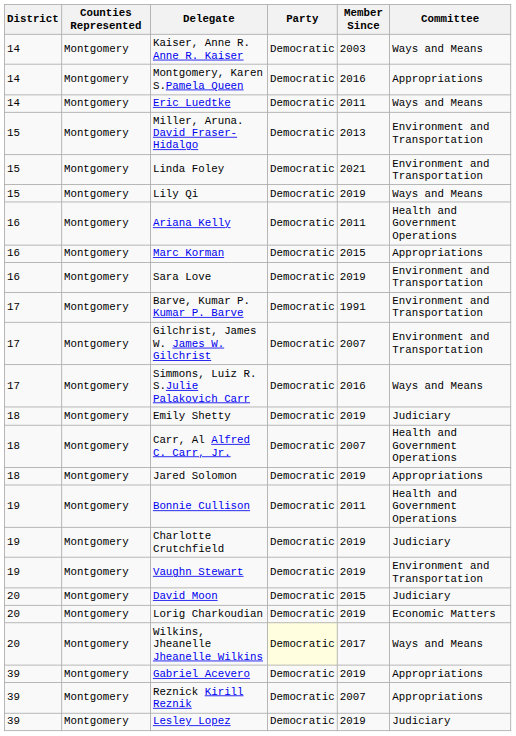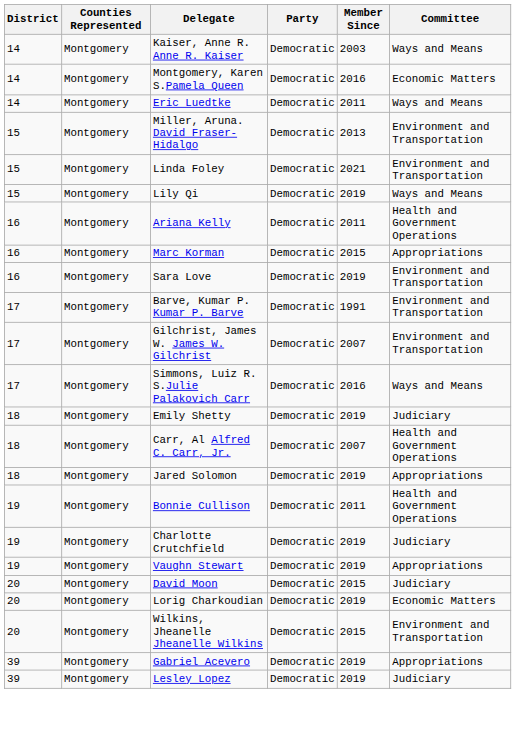(438, 80) Appropriations -> (444, 80) Economic Matters
(441, 573) Environment and Transportation -> (438, 566) Appropriations
(302, 644) lightyellow background -> (302, 632) no background
(353, 644) 2017 -> (353, 632) 2015
(438, 644) Ways and Means -> (441, 632) Environment and Transportation
- row: (198, 698)
